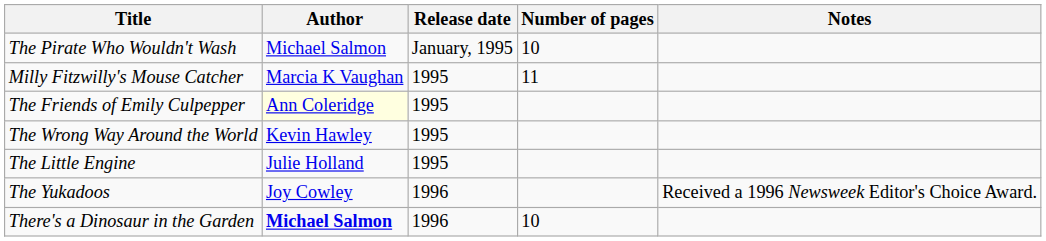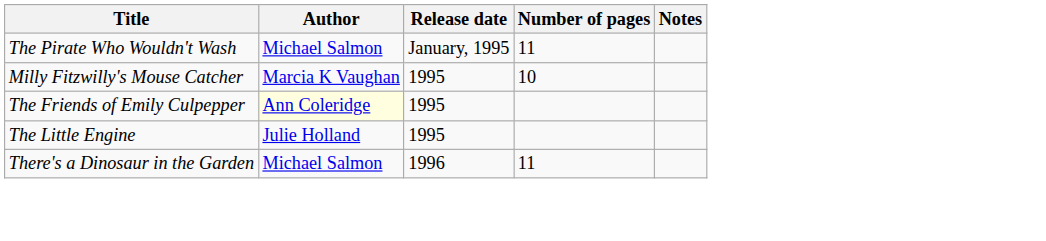(530, 47) 10 -> (527, 47) 11
(530, 76) 11 -> (527, 76) 10
- row: (133, 134)
- row: (59, 192)
(329, 221) bold -> (322, 163) normal
(530, 221) 10 -> (527, 163) 11
